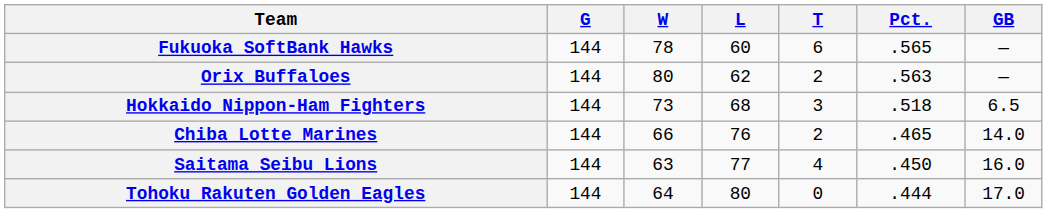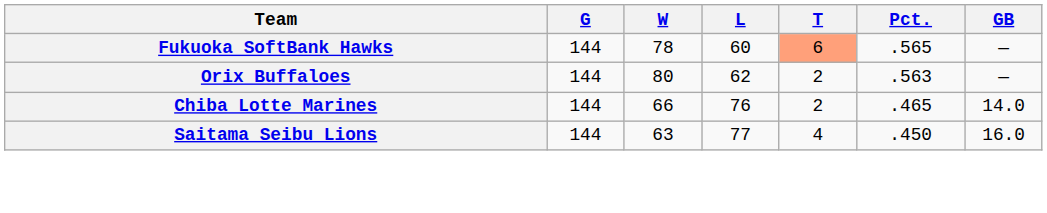(818, 48) no background -> (818, 48) lightsalmon background
- row: (276, 106)
- row: (276, 193)
